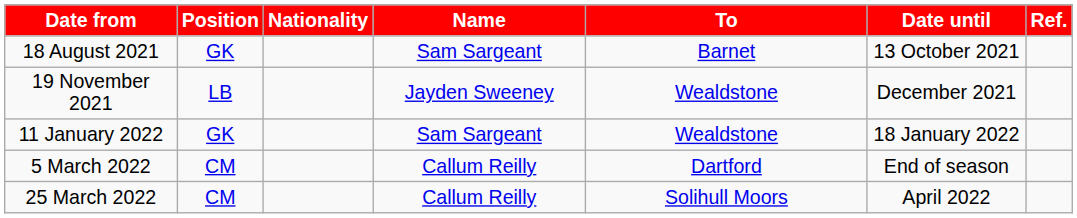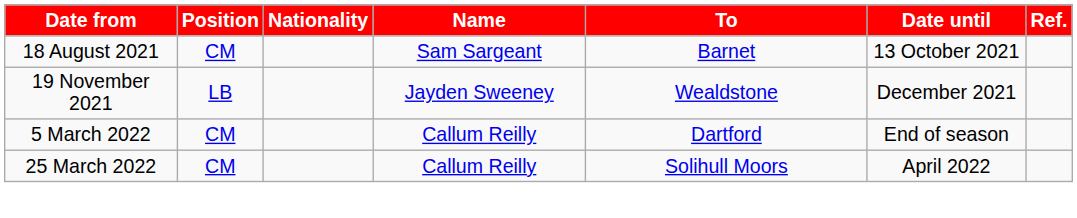(220, 51) GK -> (220, 51) CM
- row: (91, 135)
